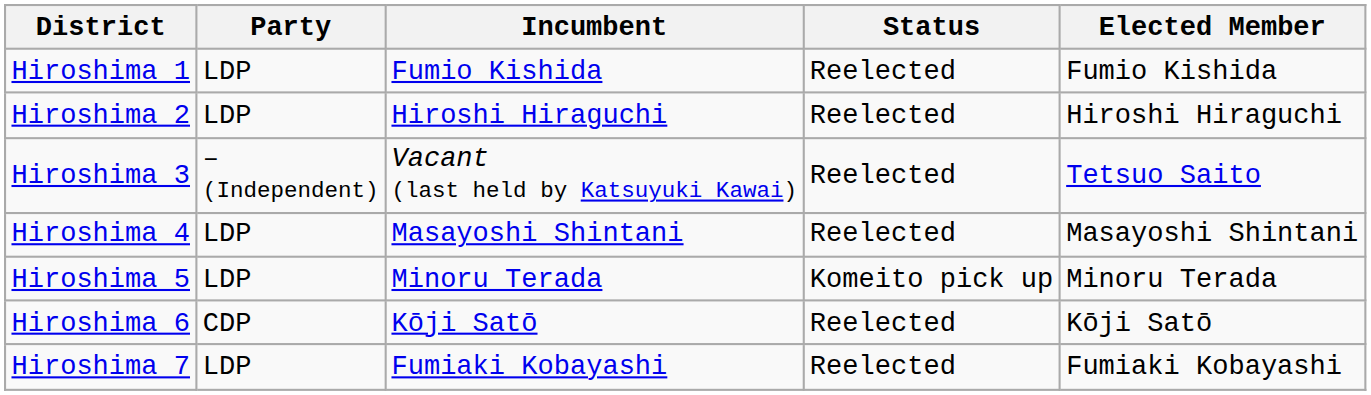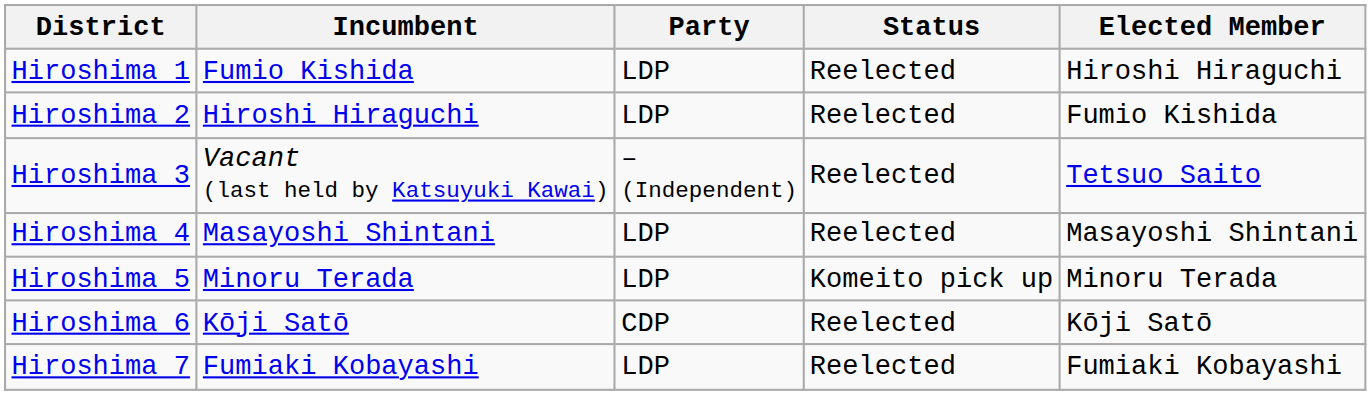columns swapped: (594, 27) <-> (291, 27)
(1172, 71) Fumio Kishida -> (1204, 71) Hiroshi Hiraguchi
(1204, 115) Hiroshi Hiraguchi -> (1172, 115) Fumio Kishida
